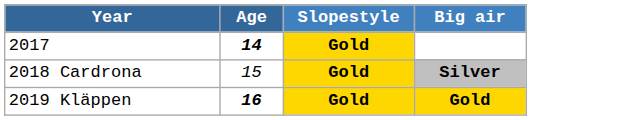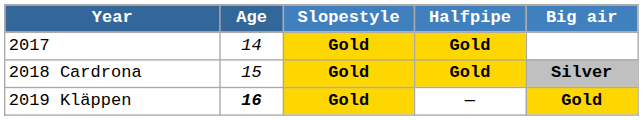+ column: (470, 19)
(252, 46) bold -> (252, 46) normal
